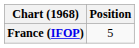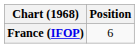(110, 33) 5 -> (110, 33) 6
